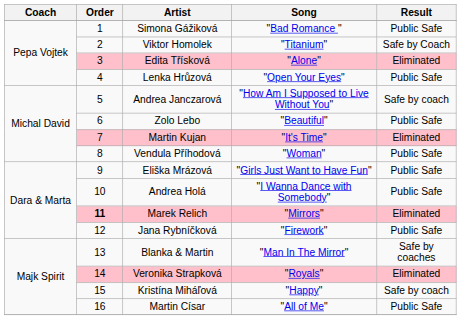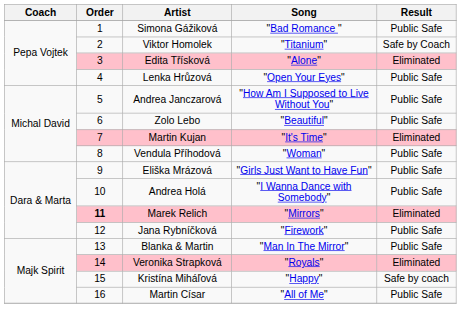(416, 99) Safe by coach -> (416, 99) Public Safe
(416, 252) Safe by coaches -> (416, 246) Public Safe
